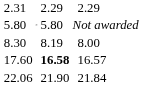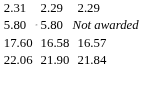- row: (15, 42)
(55, 60) bold -> (55, 42) normal
